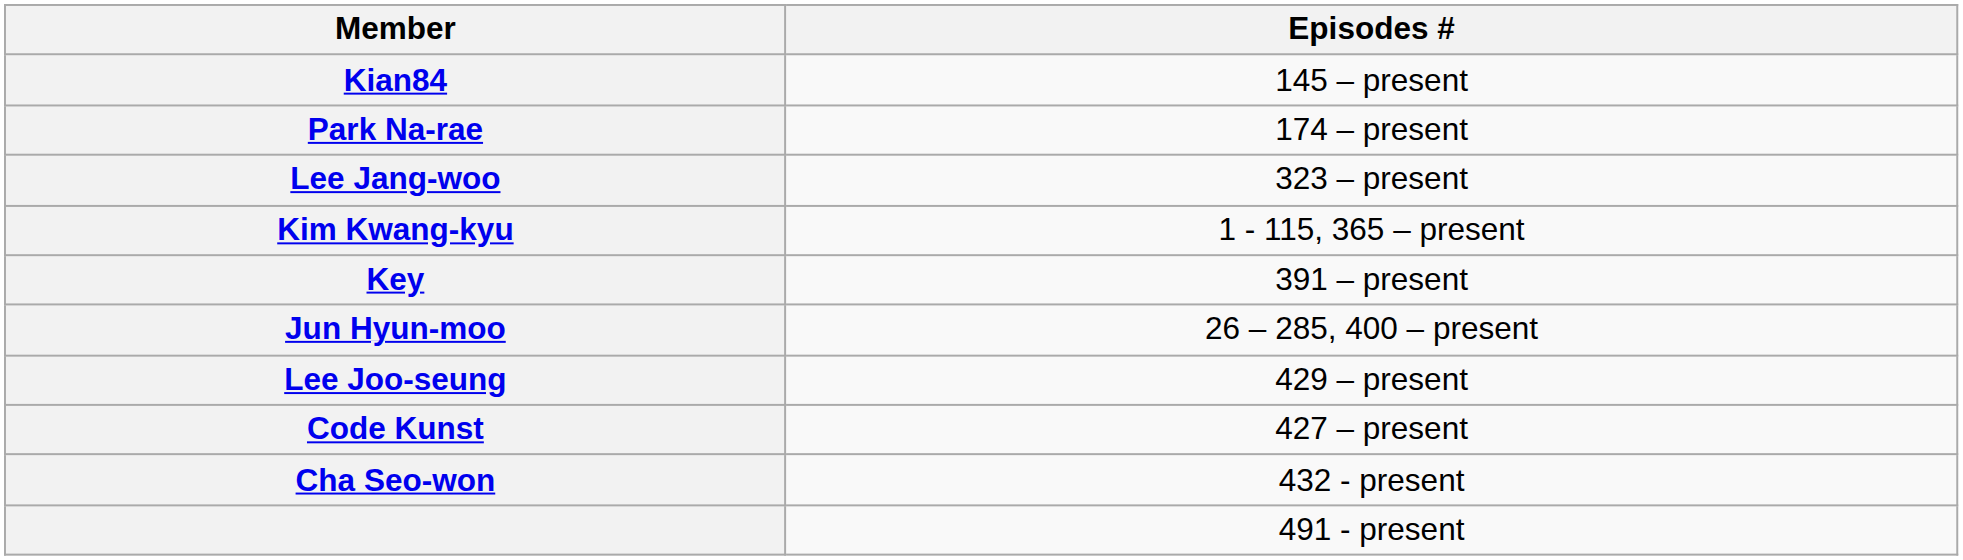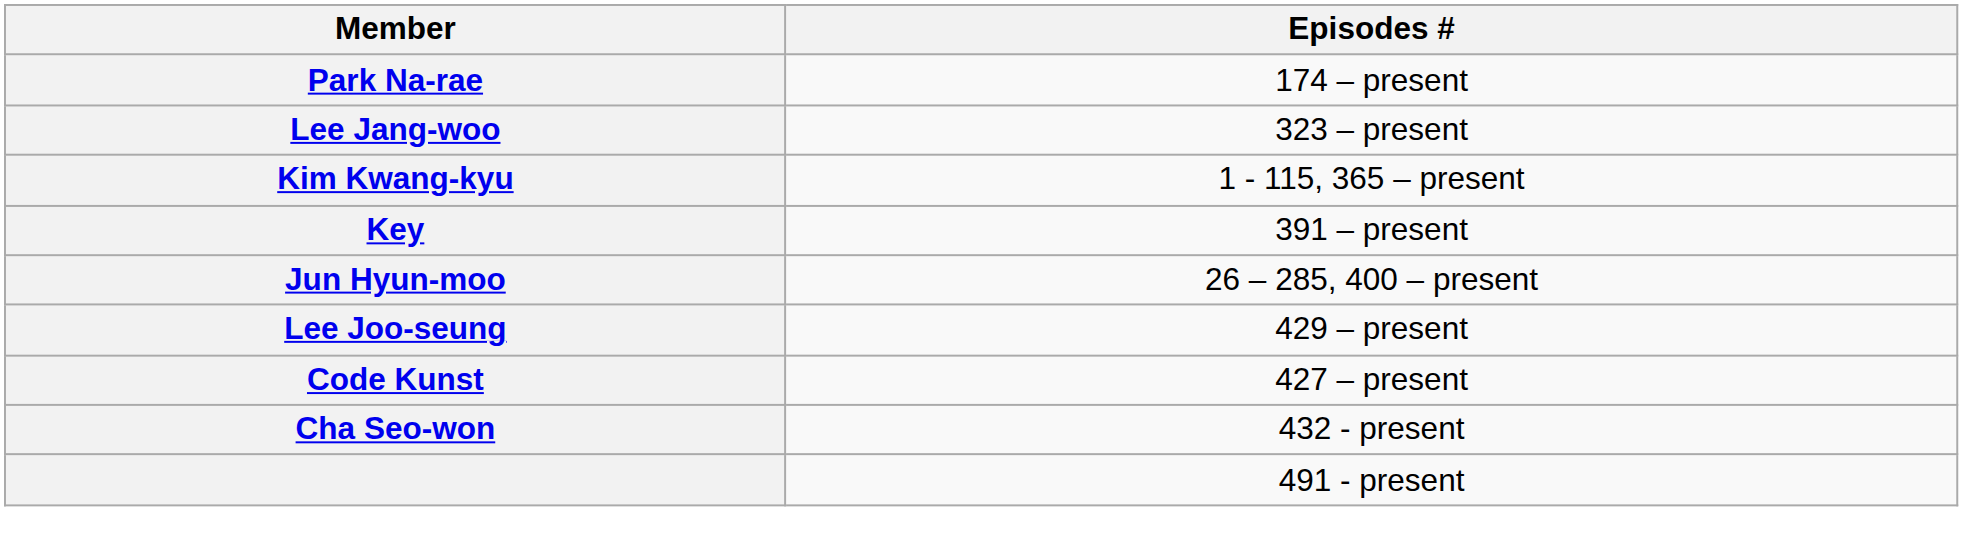- row: (395, 79)
